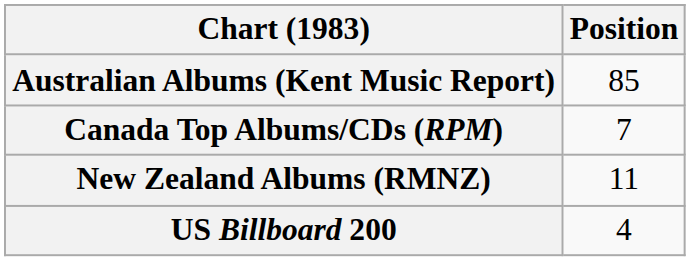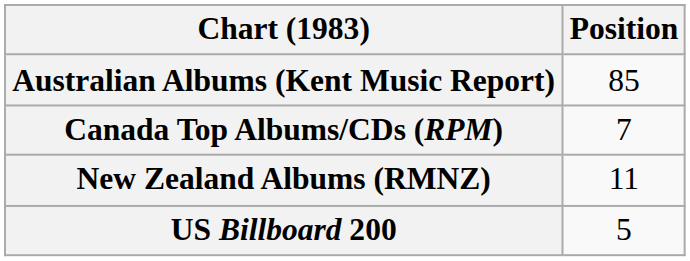(624, 229) 4 -> (624, 229) 5
